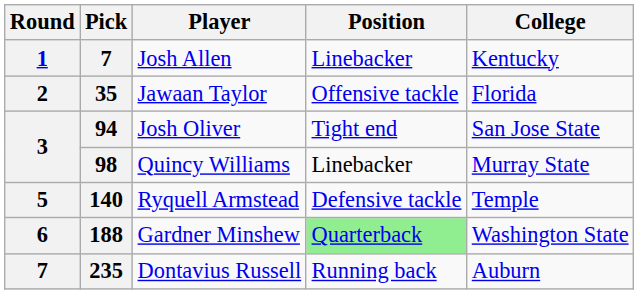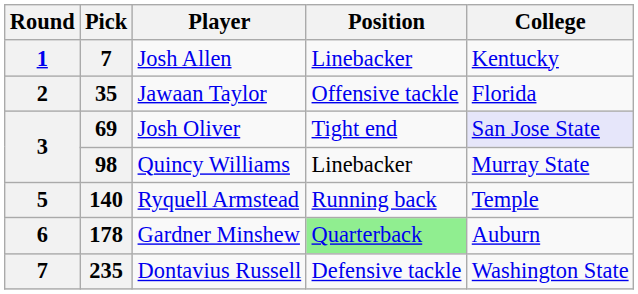(106, 128) 94 -> (106, 128) 69
(536, 128) no background -> (536, 128) lavender background
(386, 199) Defensive tackle -> (374, 199) Running back
(106, 235) 188 -> (106, 235) 178
(550, 235) Washington State -> (506, 235) Auburn
(374, 270) Running back -> (386, 270) Defensive tackle
(506, 270) Auburn -> (550, 270) Washington State
